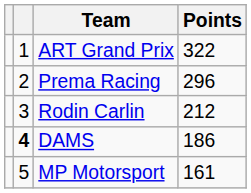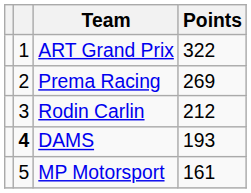(199, 80) 296 -> (199, 80) 269
(199, 141) 186 -> (199, 141) 193
